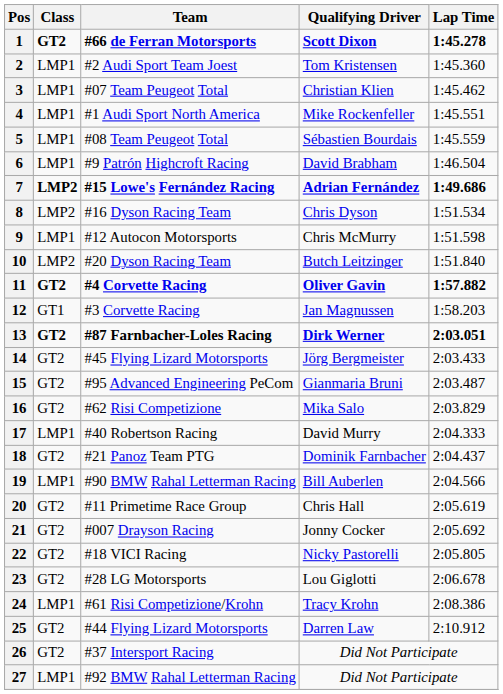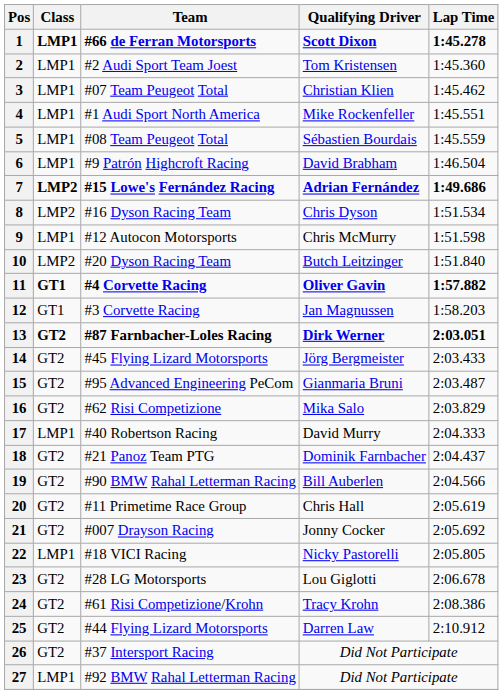(52, 41) GT2 -> (57, 41) LMP1
(52, 286) GT2 -> (52, 286) GT1
(56, 481) LMP1 -> (51, 481) GT2
(51, 555) GT2 -> (56, 555) LMP1
(56, 604) LMP1 -> (51, 604) GT2
